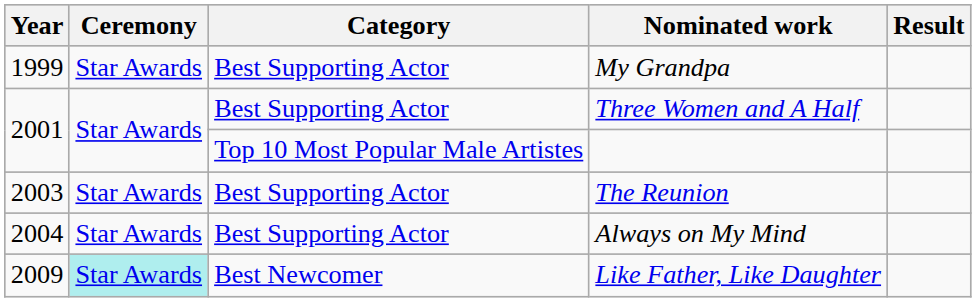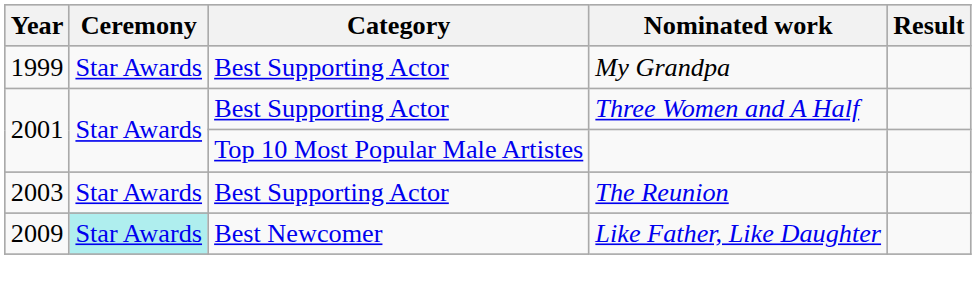- row: (701, 233)
